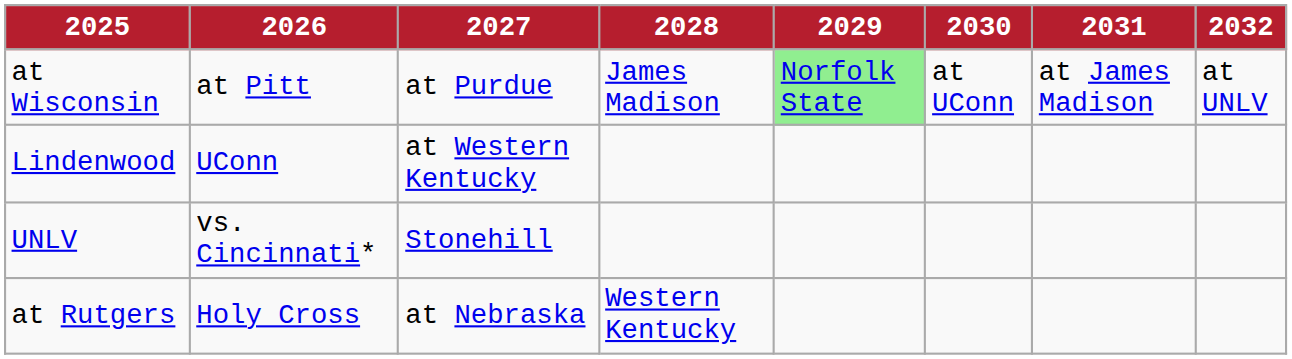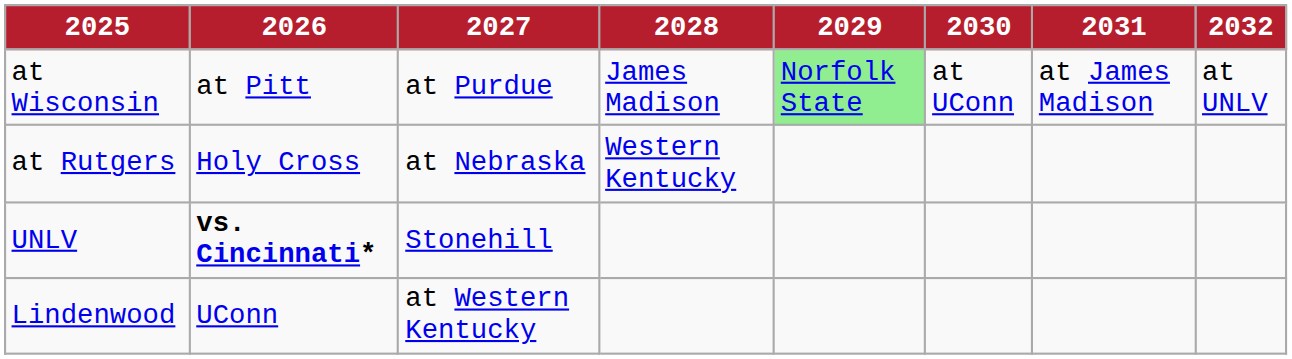rows swapped: (93, 316) <-> (93, 164)
(286, 240) normal -> (286, 240) bold
